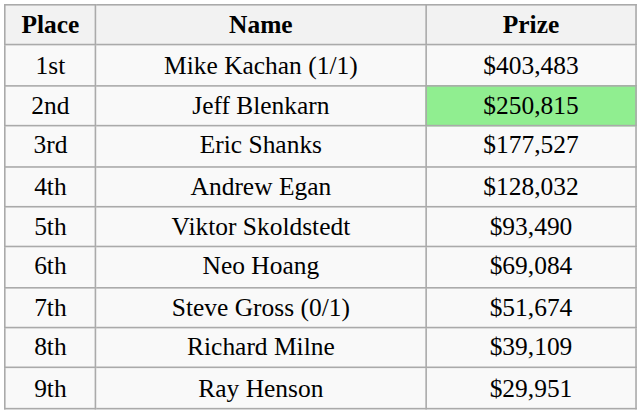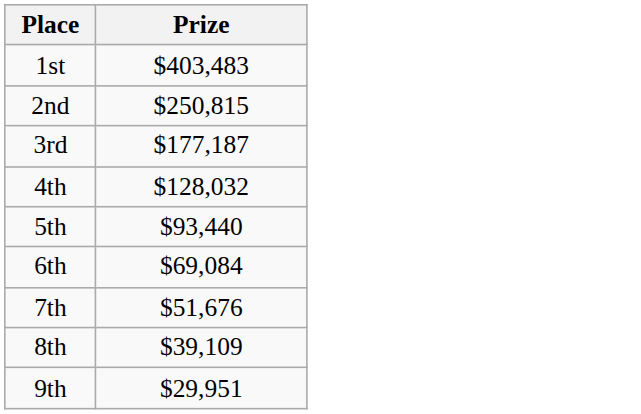- column: (261, 24)
(531, 105) lightgreen background -> (201, 105) no background
(531, 145) $177,527 -> (201, 145) $177,187
(531, 226) $93,490 -> (201, 226) $93,440
(531, 307) $51,674 -> (201, 307) $51,676
